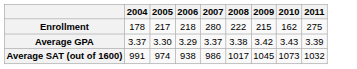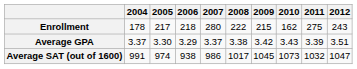+ column: (340, 12)
